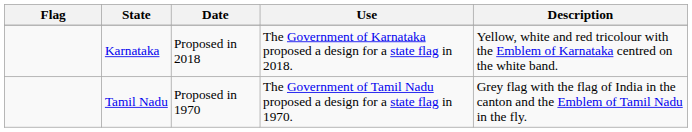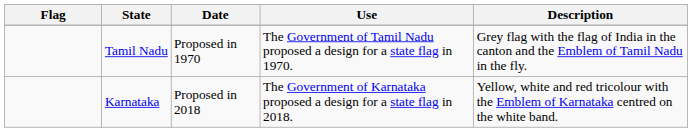rows swapped: (136, 101) <-> (132, 51)
